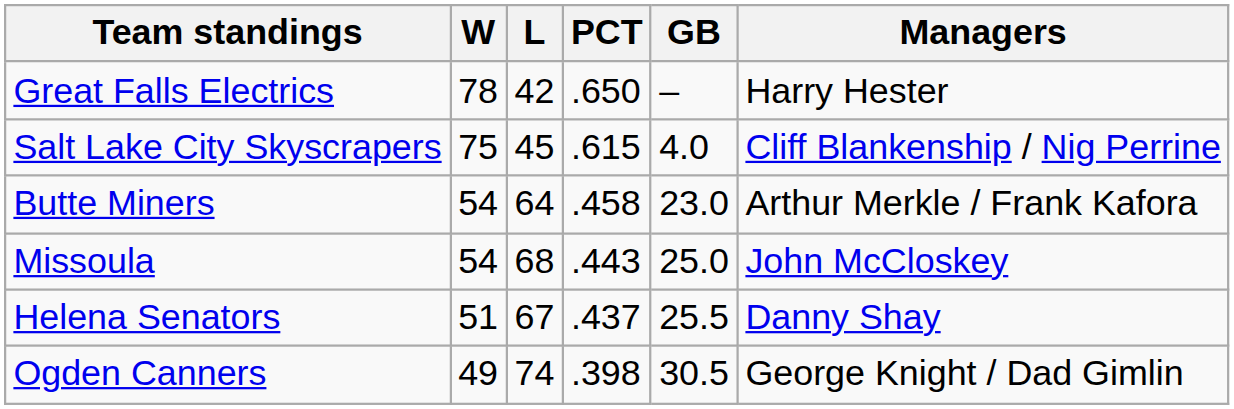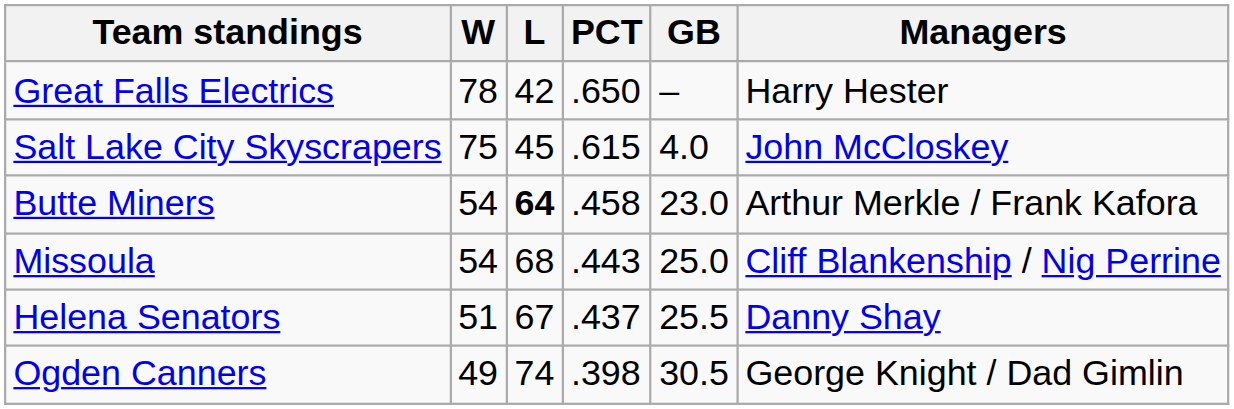(983, 146) Cliff Blankenship / Nig Perrine -> (877, 146) John McCloskey
(534, 203) normal -> (534, 203) bold
(877, 260) John McCloskey -> (983, 260) Cliff Blankenship / Nig Perrine
